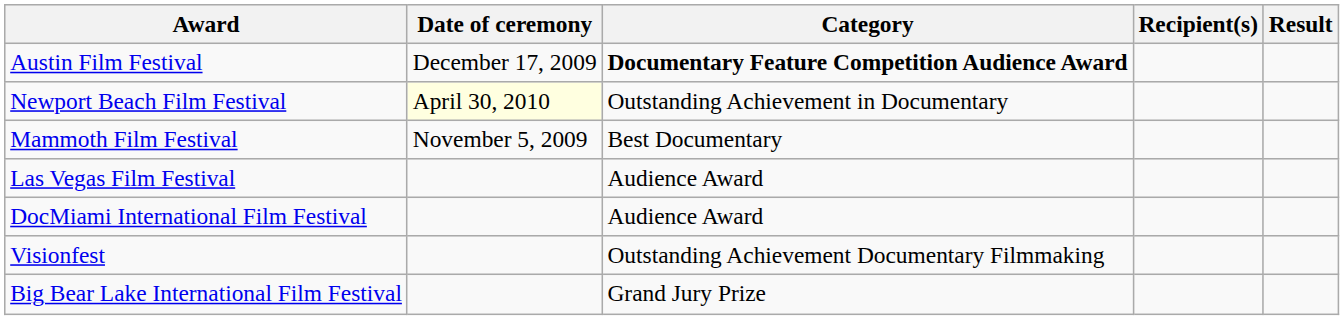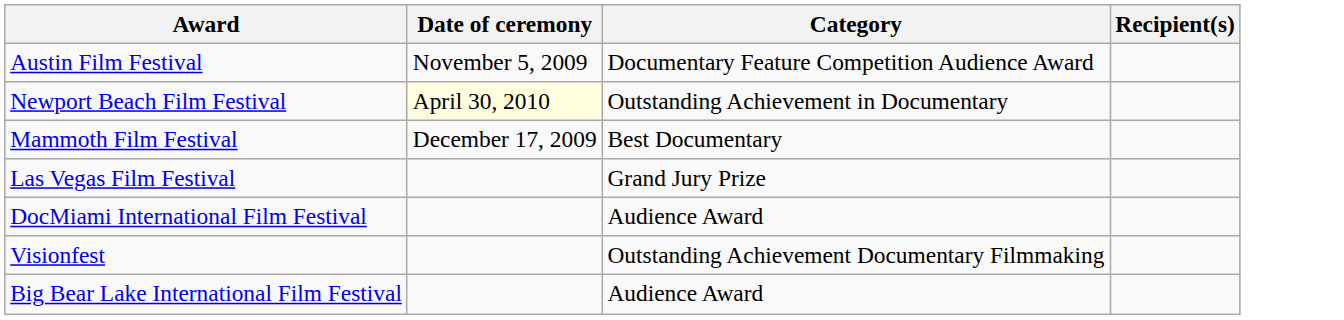- column: (1301, 23)
(505, 62) December 17, 2009 -> (500, 62) November 5, 2009
(868, 62) bold -> (851, 62) normal
(500, 139) November 5, 2009 -> (505, 139) December 17, 2009
(685, 178) Audience Award -> (687, 178) Grand Jury Prize
(687, 294) Grand Jury Prize -> (685, 294) Audience Award
